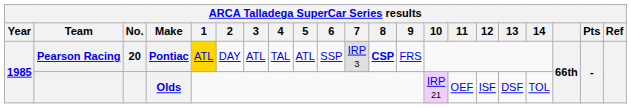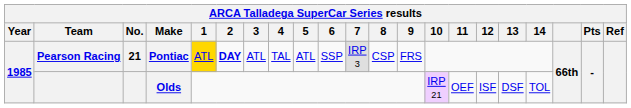(135, 56) 20 -> (135, 56) 21
(230, 56) normal -> (230, 56) bold
(383, 56) bold -> (383, 56) normal
